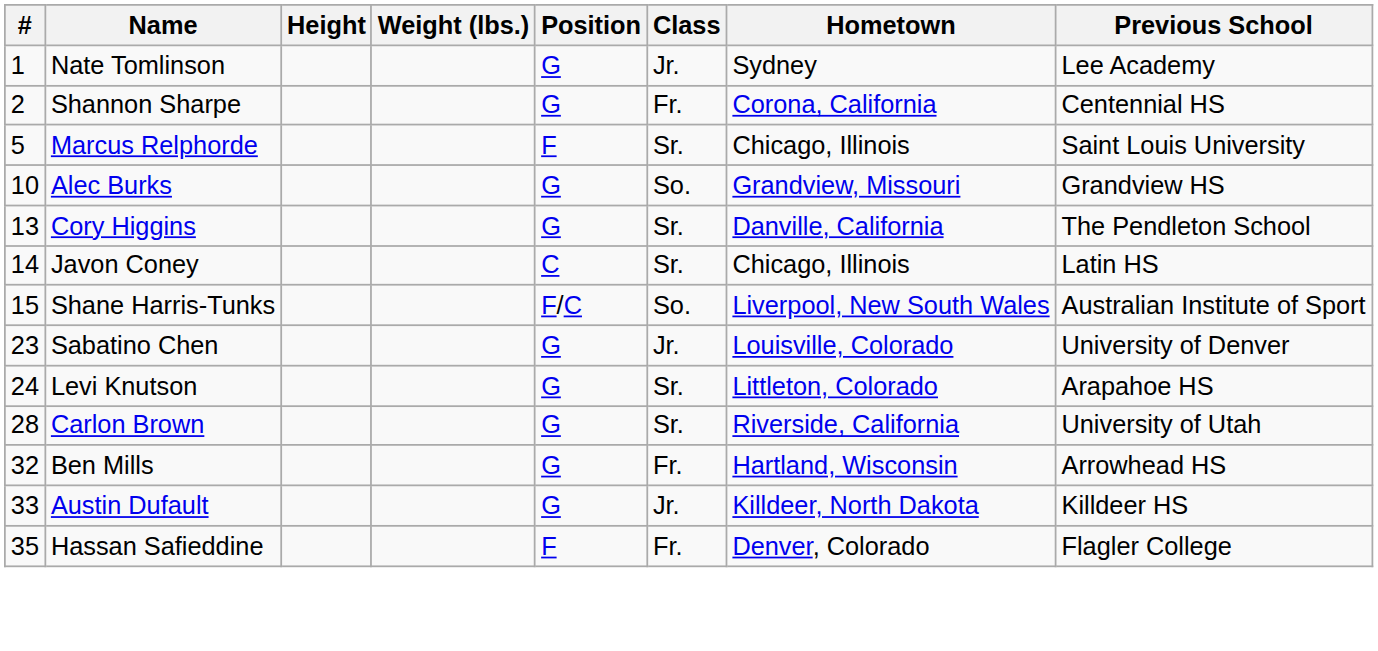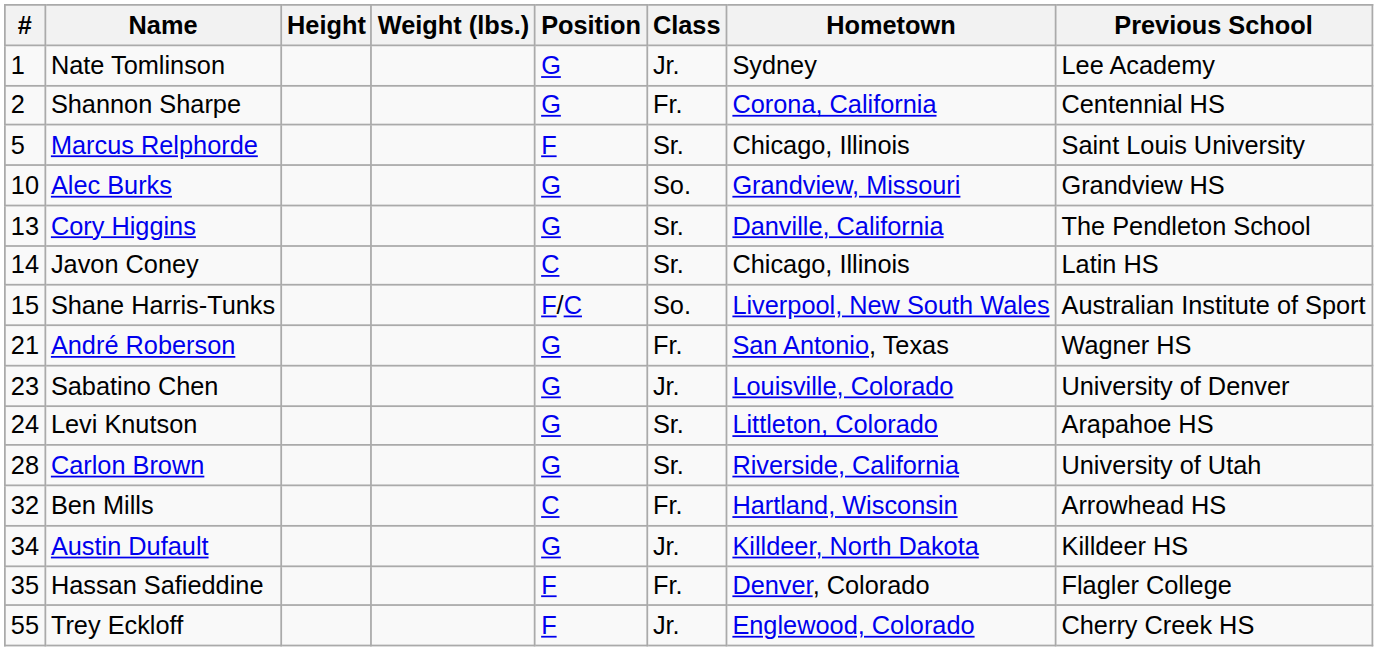+ row: (143, 346)
(551, 466) G -> (550, 506) C
(25, 506) 33 -> (25, 546) 34
+ row: (117, 626)
